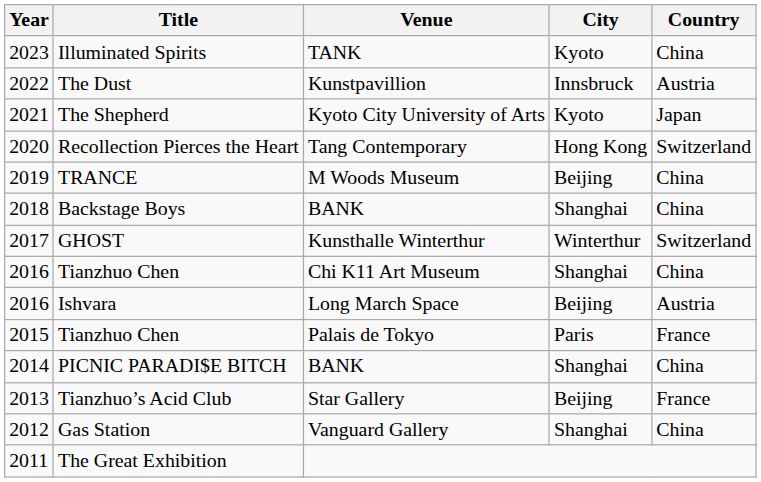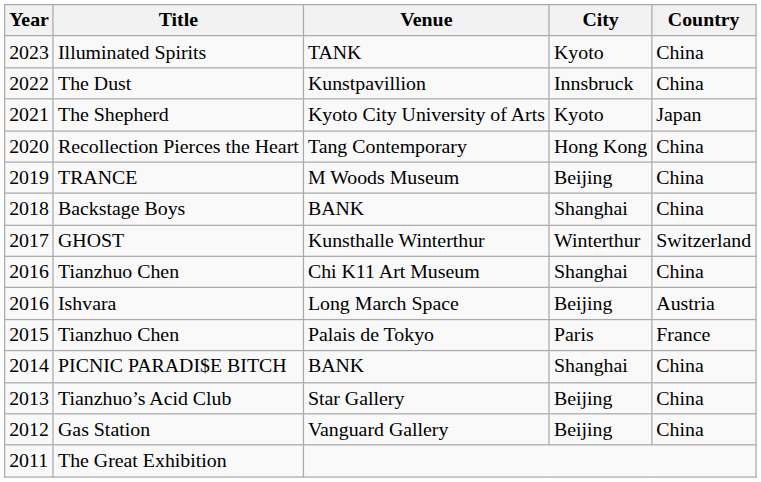(686, 83) Austria -> (680, 83) China
(704, 146) Switzerland -> (680, 146) China
(683, 397) France -> (680, 397) China
(591, 429) Shanghai -> (583, 429) Beijing
